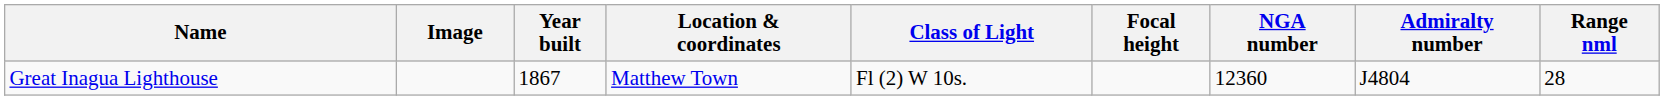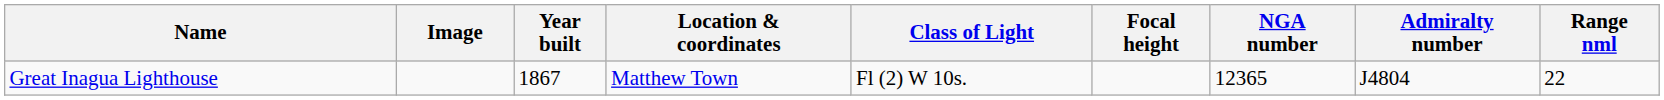(1241, 77) 12360 -> (1241, 77) 12365
(1555, 77) 28 -> (1555, 77) 22
